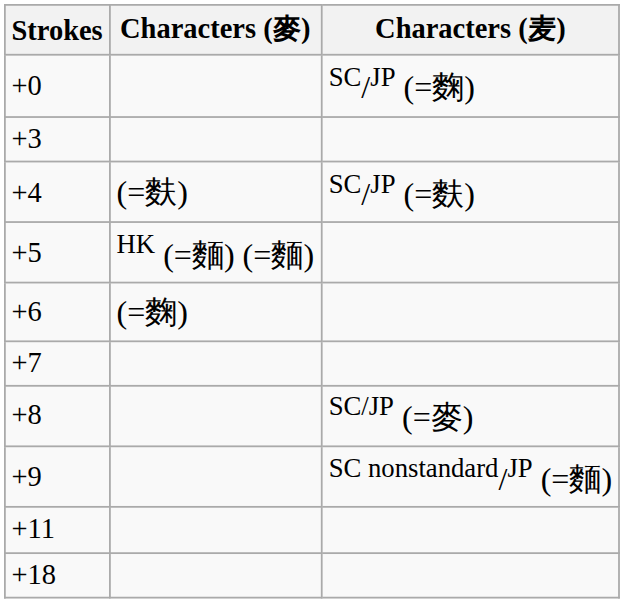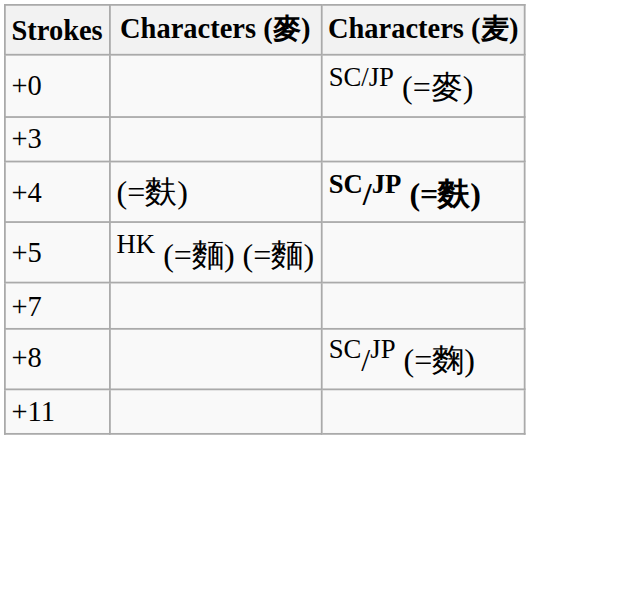(402, 84) SC/JP (=麴) -> (401, 84) SC/JP (=麥)
(402, 190) normal -> (405, 190) bold
- row: (27, 311)
(401, 414) SC/JP (=麥) -> (402, 357) SC/JP (=麴)
- row: (27, 476)
- row: (34, 574)
